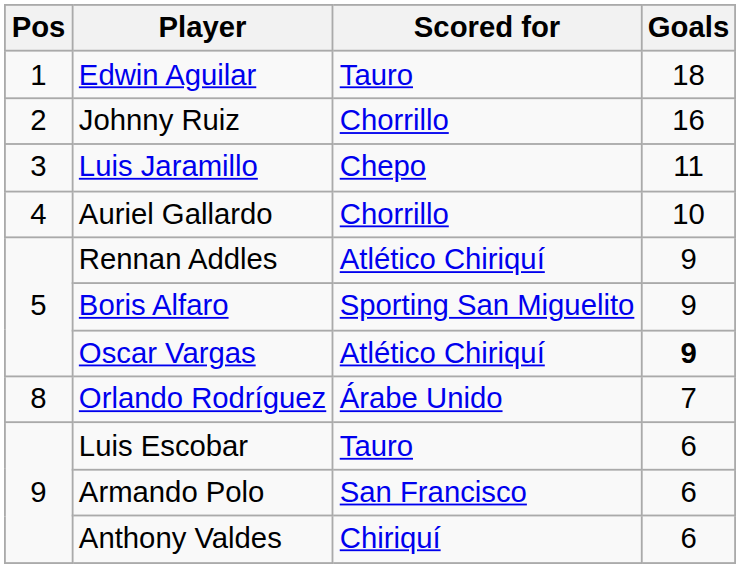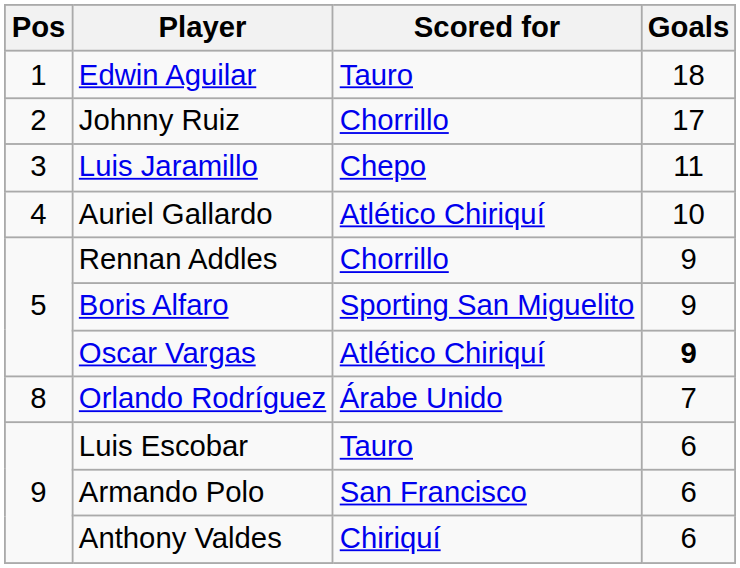(689, 120) 16 -> (689, 120) 17
(394, 213) Chorrillo -> (442, 213) Atlético Chiriquí
(442, 259) Atlético Chiriquí -> (394, 259) Chorrillo
